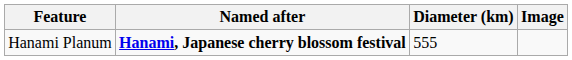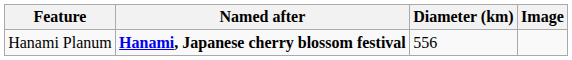(425, 42) 555 -> (425, 42) 556
